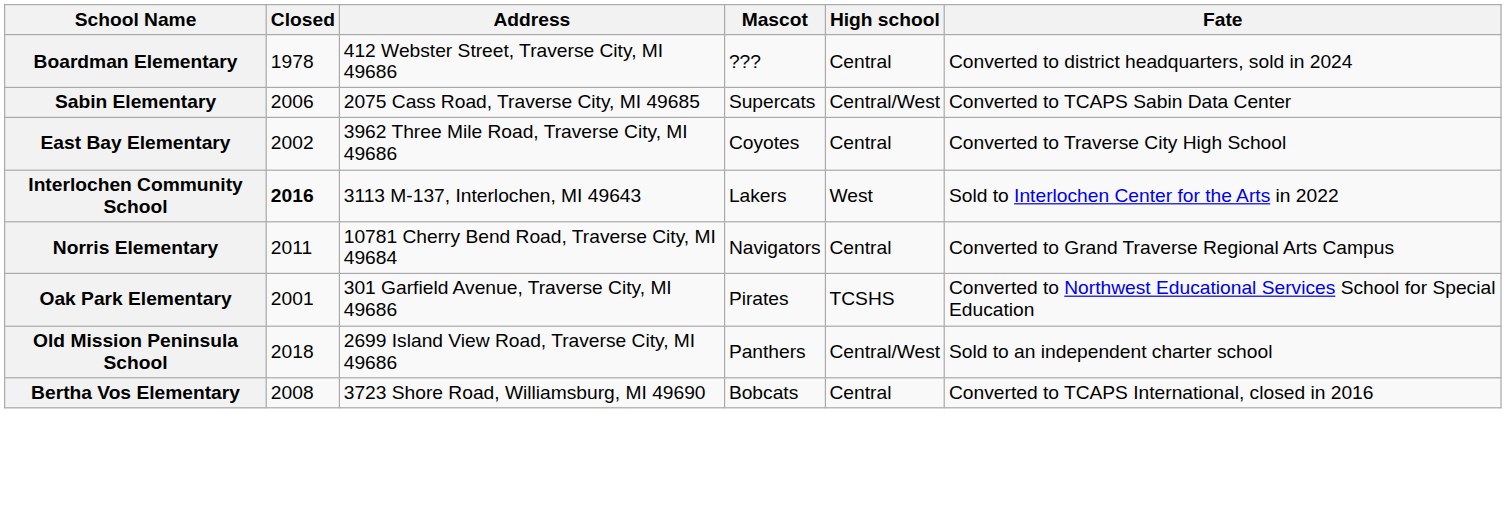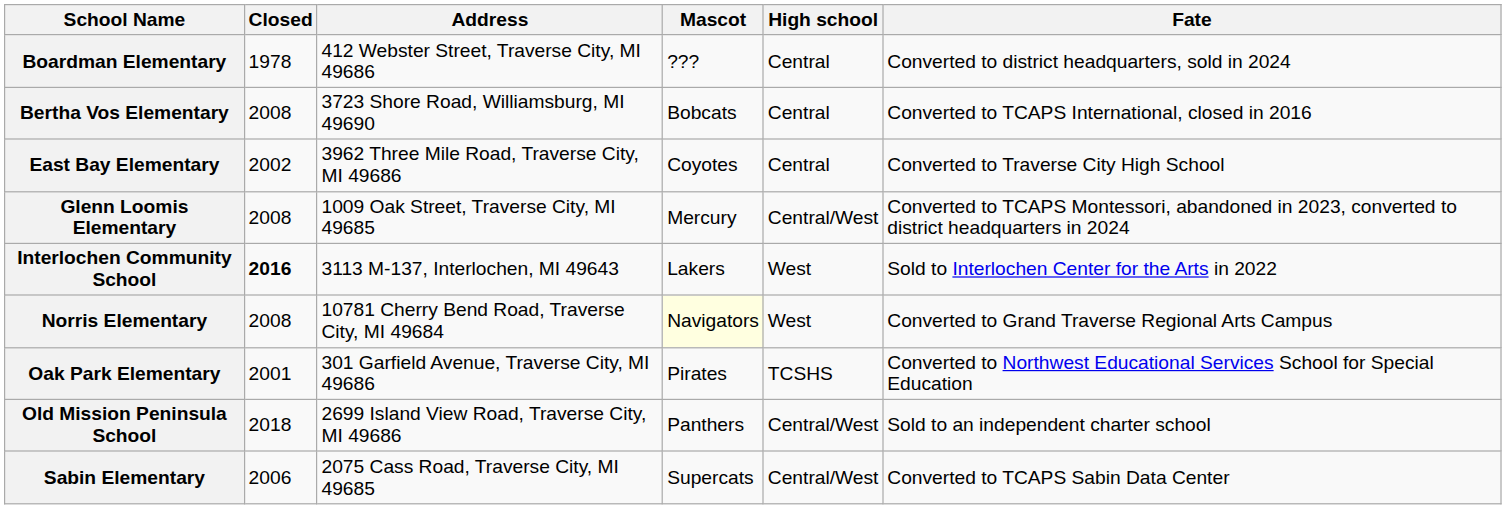rows swapped: (136, 392) <-> (136, 102)
+ row: (124, 217)
(292, 247) 2011 -> (270, 321) 2008
(775, 247) no background -> (713, 321) lightyellow background
(860, 247) Central -> (790, 321) West
